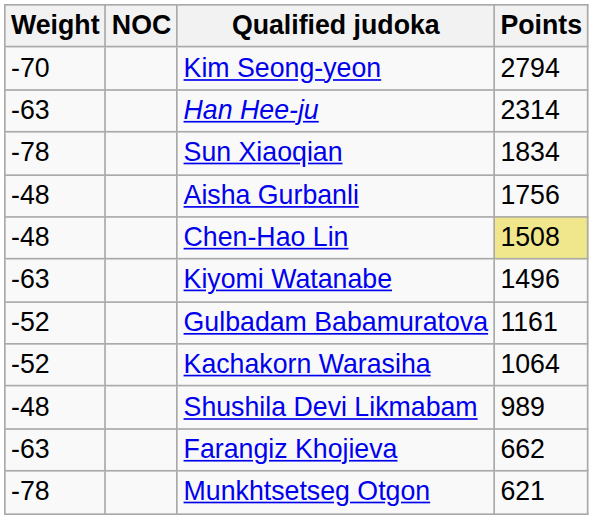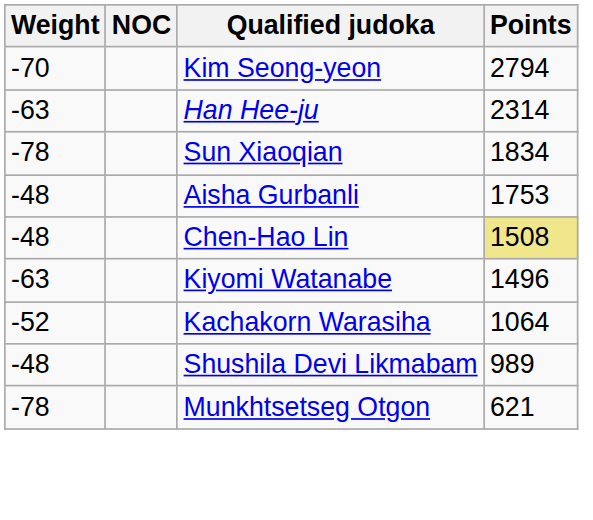(530, 195) 1756 -> (520, 195) 1753
- row: (336, 322)
- row: (291, 449)
